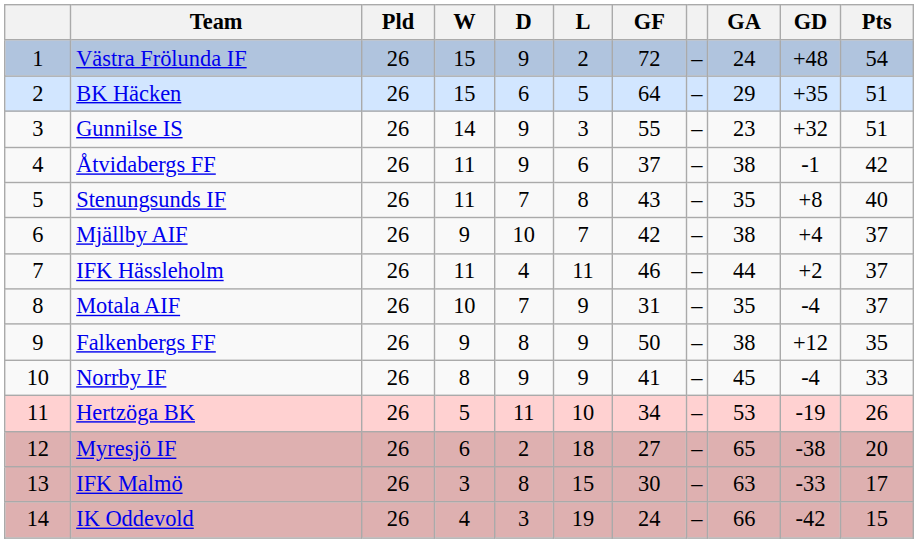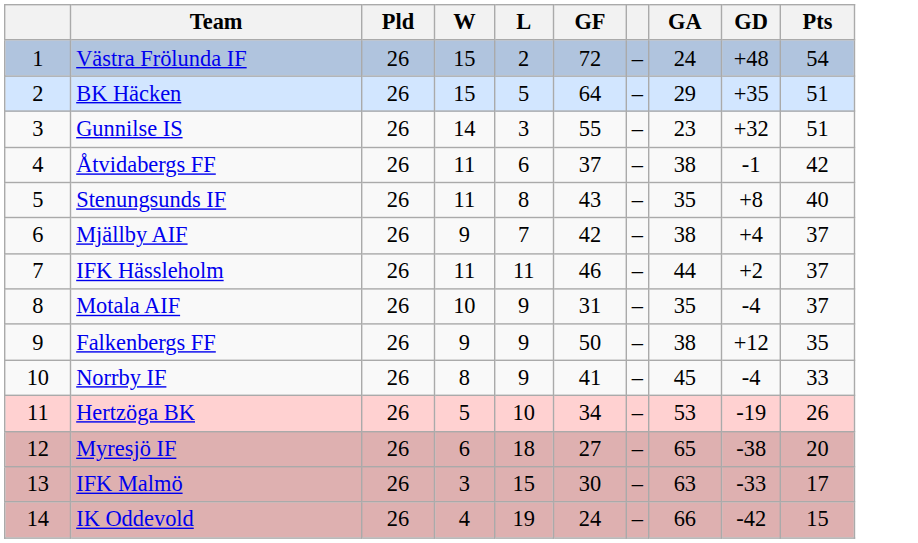- column: (524, 22)
